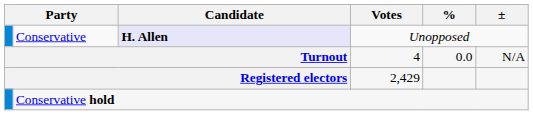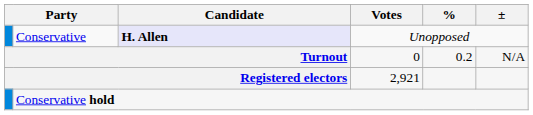(416, 57) 4 -> (416, 57) 0
(464, 57) 0.0 -> (464, 57) 0.2
(405, 78) 2,429 -> (405, 78) 2,921
